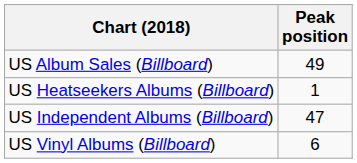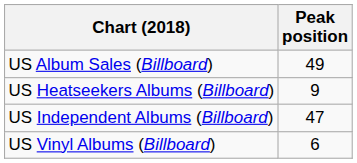(315, 90) 1 -> (315, 90) 9
